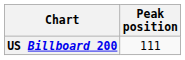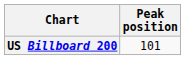(150, 46) 111 -> (150, 46) 101
